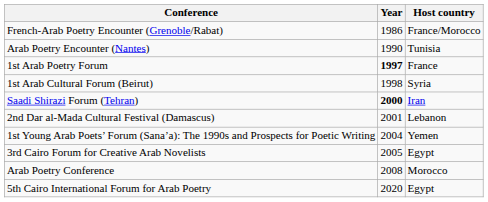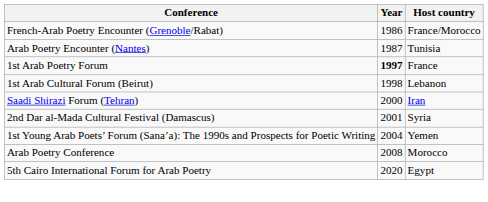(391, 48) 1990 -> (391, 48) 1987
(419, 83) Syria -> (427, 83) Lebanon
(391, 100) bold -> (391, 100) normal
(427, 118) Lebanon -> (419, 118) Syria
- row: (106, 153)
